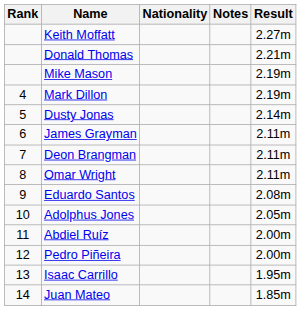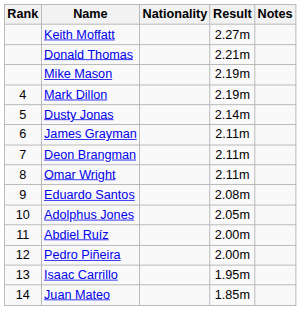columns swapped: (273, 14) <-> (231, 14)
